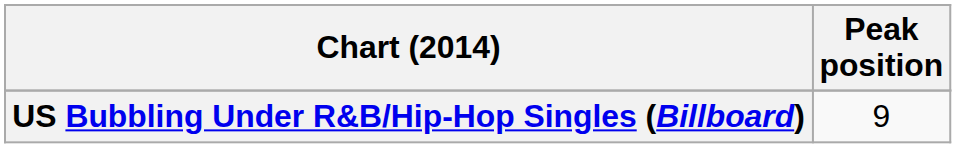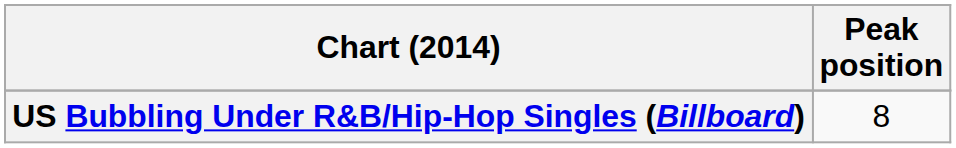(881, 116) 9 -> (881, 116) 8
